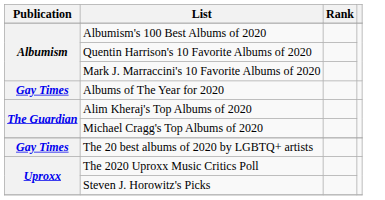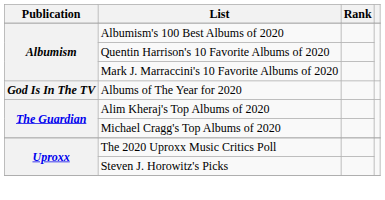(42, 90) Gay Times -> (51, 90) God Is In The TV
- row: (198, 147)
